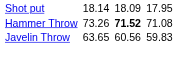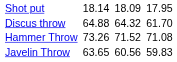+ row: (35, 23)
(128, 23) bold -> (128, 38) normal
